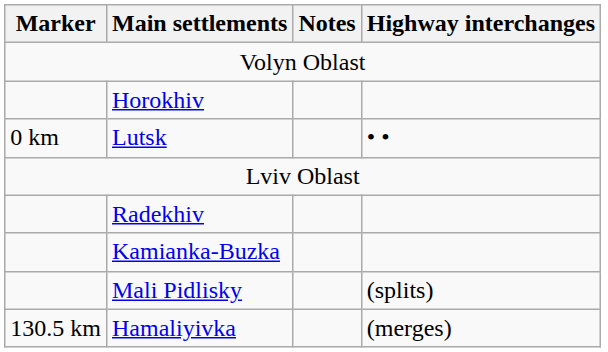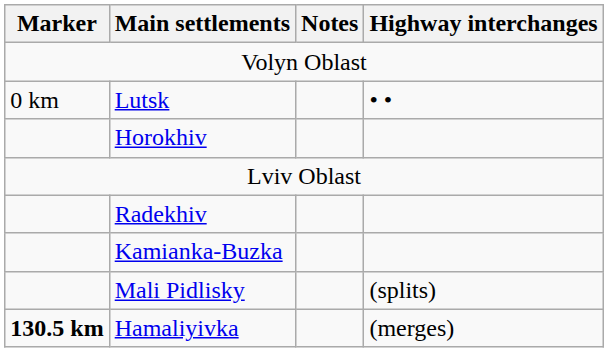rows swapped: (139, 137) <-> (158, 99)
(56, 328) normal -> (57, 328) bold
